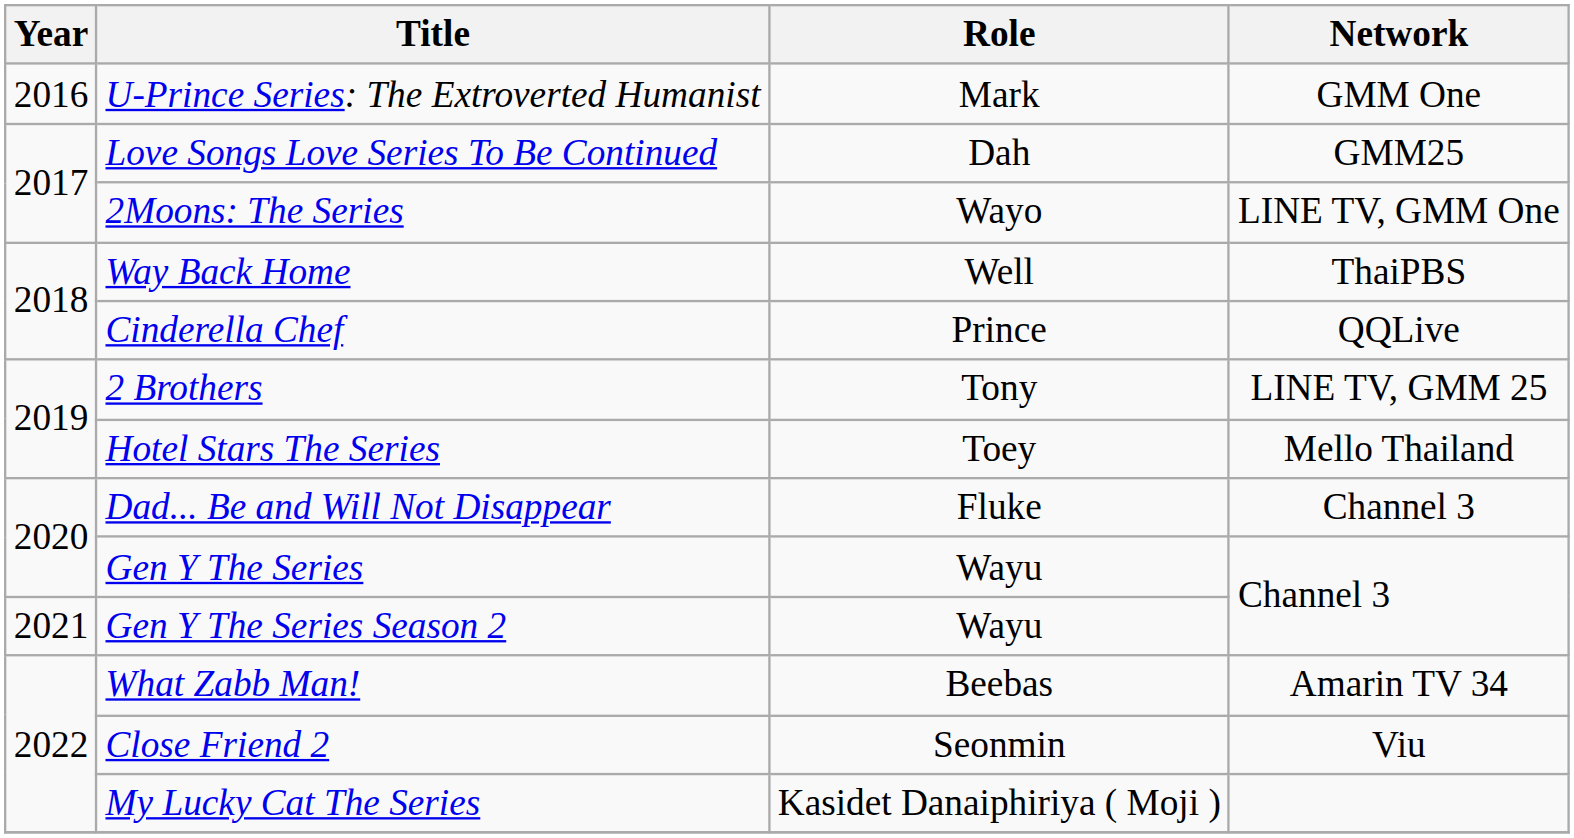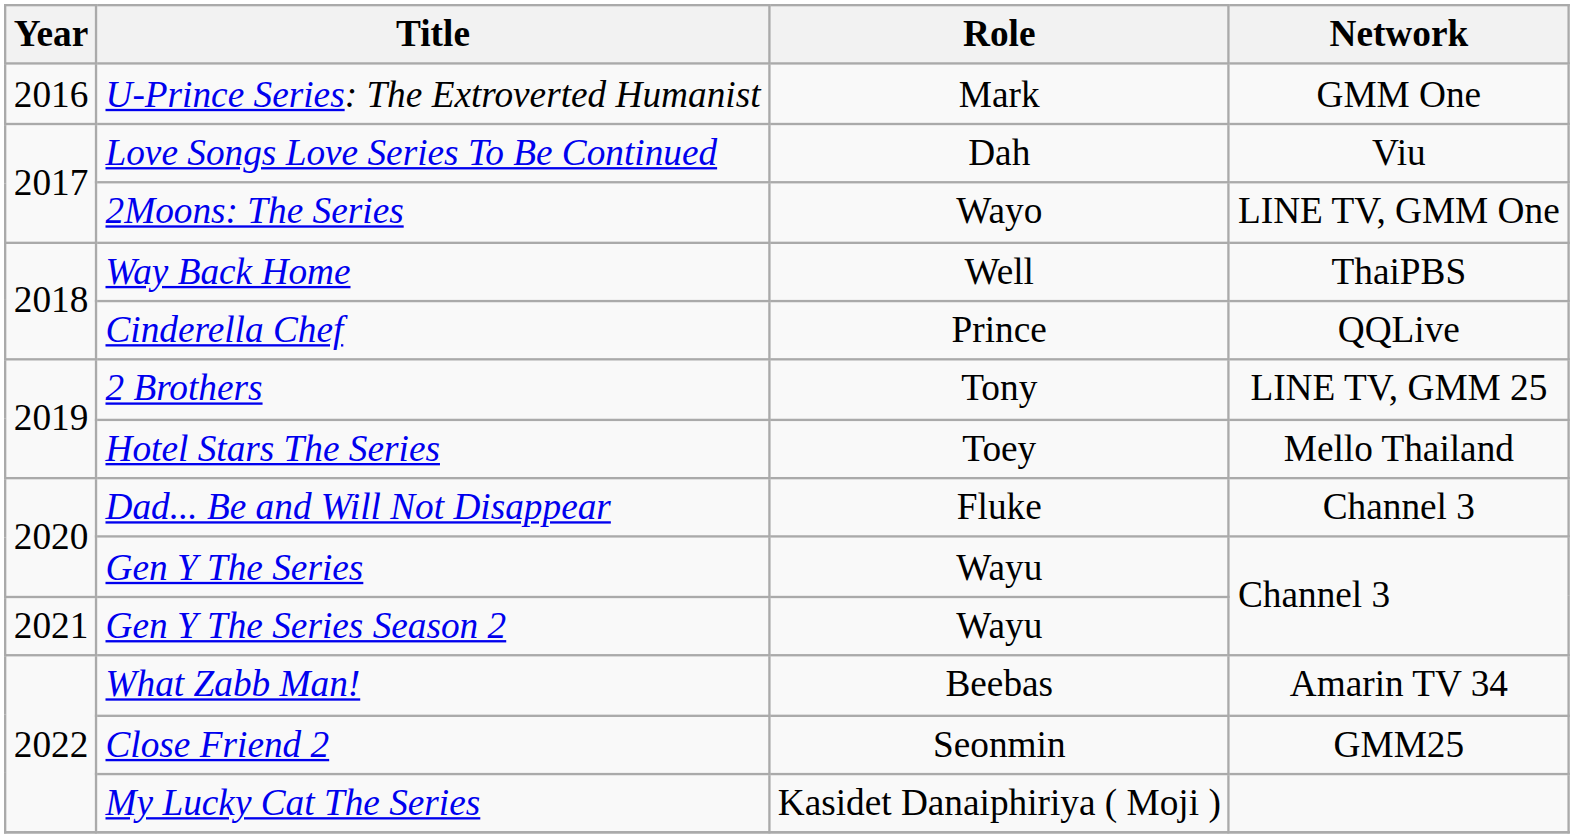(1399, 152) GMM25 -> (1399, 152) Viu
(1399, 743) Viu -> (1399, 743) GMM25
